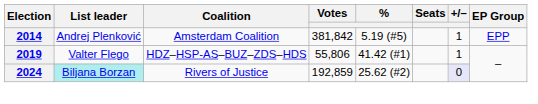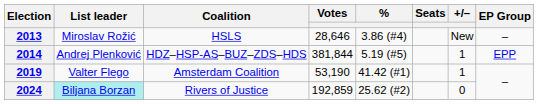+ row: (29, 36)
(226, 36) Amsterdam Coalition -> (226, 54) HDZ–HSP-AS–BUZ–ZDS–HDS
(332, 36) 381,842 -> (332, 54) 381,844
(226, 54) HDZ–HSP-AS–BUZ–ZDS–HDS -> (226, 72) Amsterdam Coalition
(332, 54) 55,806 -> (332, 72) 53,190
(459, 72) lavender background -> (462, 90) no background
